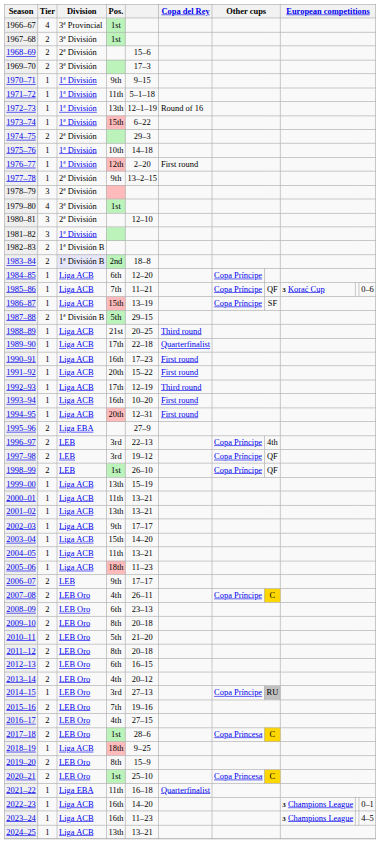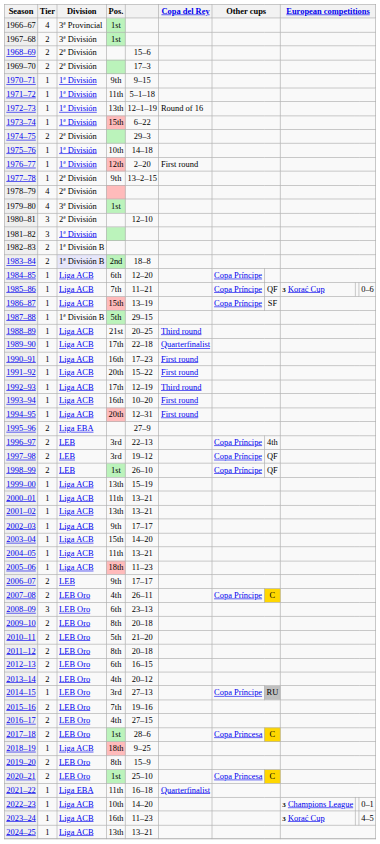(78, 66) 3ª División -> (78, 66) 2ª División
(47, 191) 3 -> (47, 191) 4
(47, 317) 2 -> (47, 317) 1
(47, 609) 2 -> (47, 609) 3
(116, 803) 16th -> (116, 803) 10th
(318, 817) 3 Champions League -> (303, 817) 3 Korać Cup
